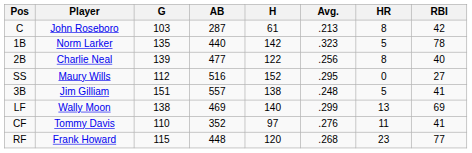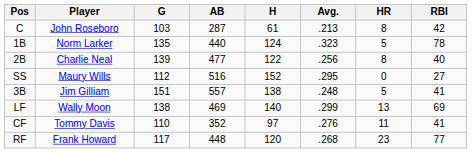(273, 44) 142 -> (273, 44) 124
(162, 140) 115 -> (162, 140) 117
